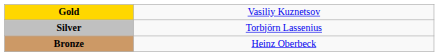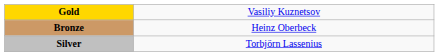rows swapped: (69, 28) <-> (69, 43)
